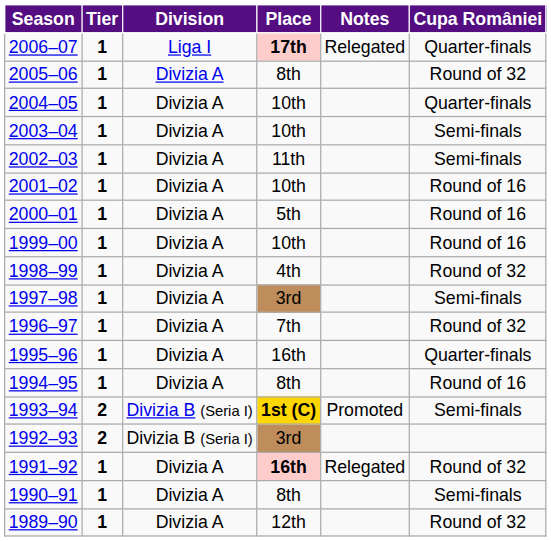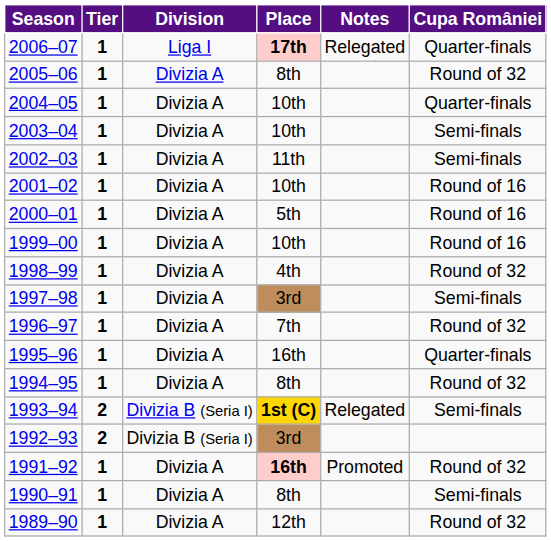(478, 383) Round of 16 -> (478, 383) Round of 32
(365, 411) Promoted -> (365, 411) Relegated
(365, 467) Relegated -> (365, 467) Promoted
